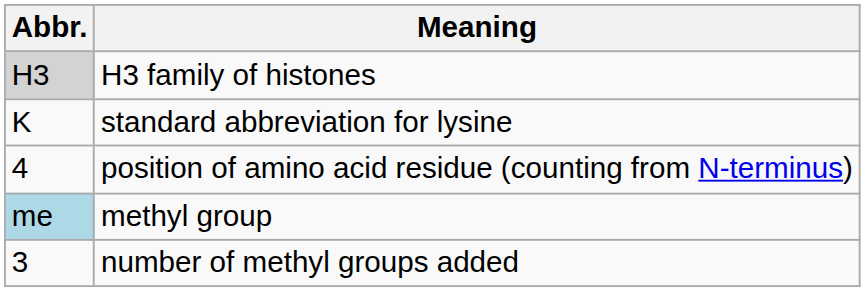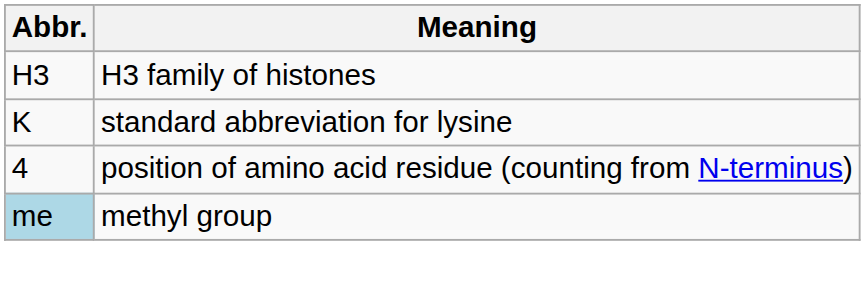(31, 74) lightgrey background -> (31, 74) no background
- row: (310, 262)
